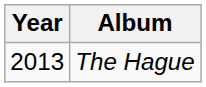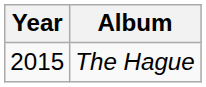(37, 61) 2013 -> (37, 61) 2015
